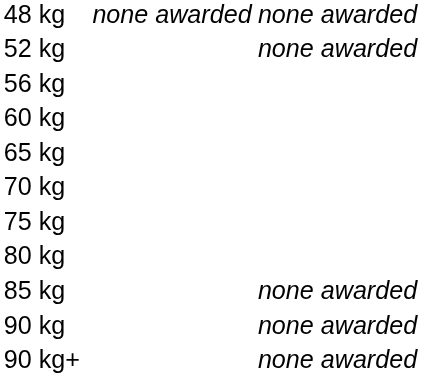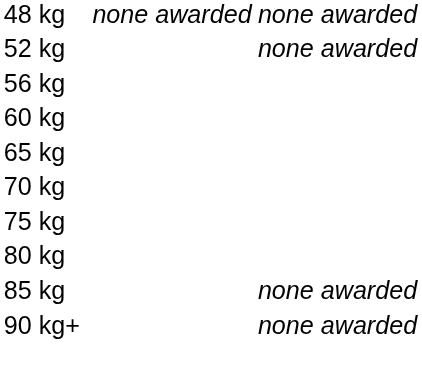- row: (34, 325)
